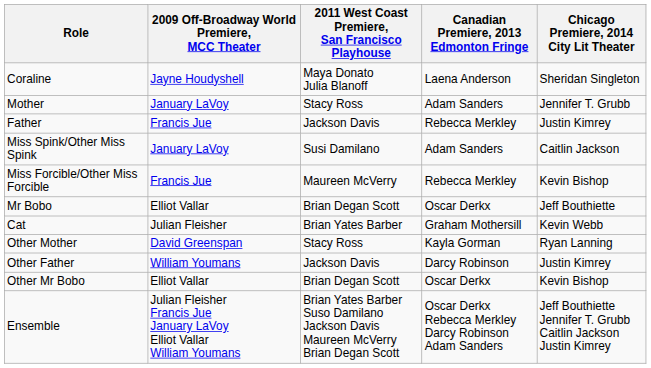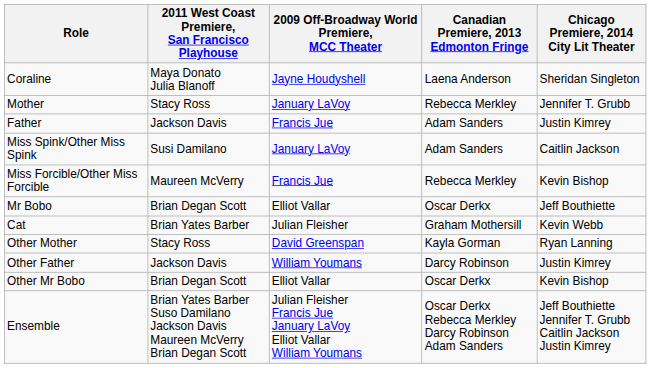columns swapped: (224, 33) <-> (361, 33)
(464, 104) Adam Sanders -> (470, 104) Rebecca Merkley
(470, 123) Rebecca Merkley -> (464, 123) Adam Sanders
